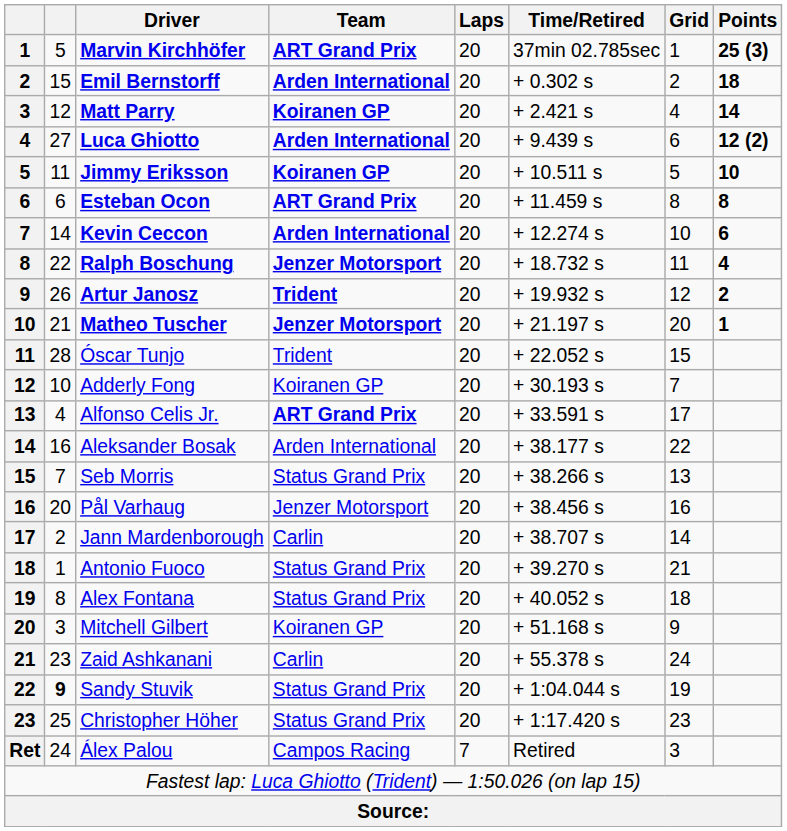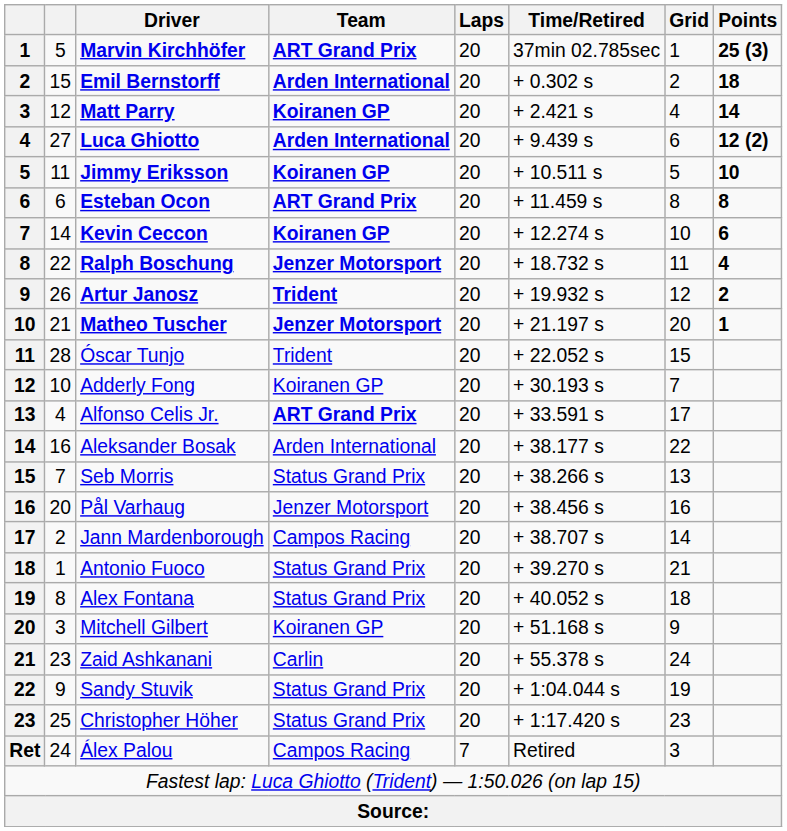(361, 233) Arden International -> (331, 233) Koiranen GP
(298, 537) Carlin -> (341, 537) Campos Racing
(60, 689) bold -> (60, 689) normal
